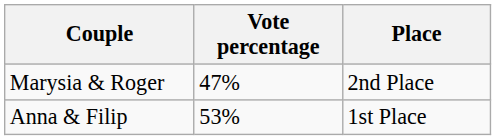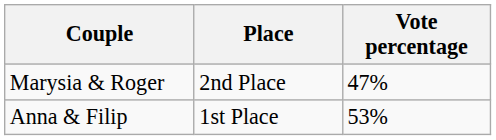columns swapped: (268, 34) <-> (417, 34)
